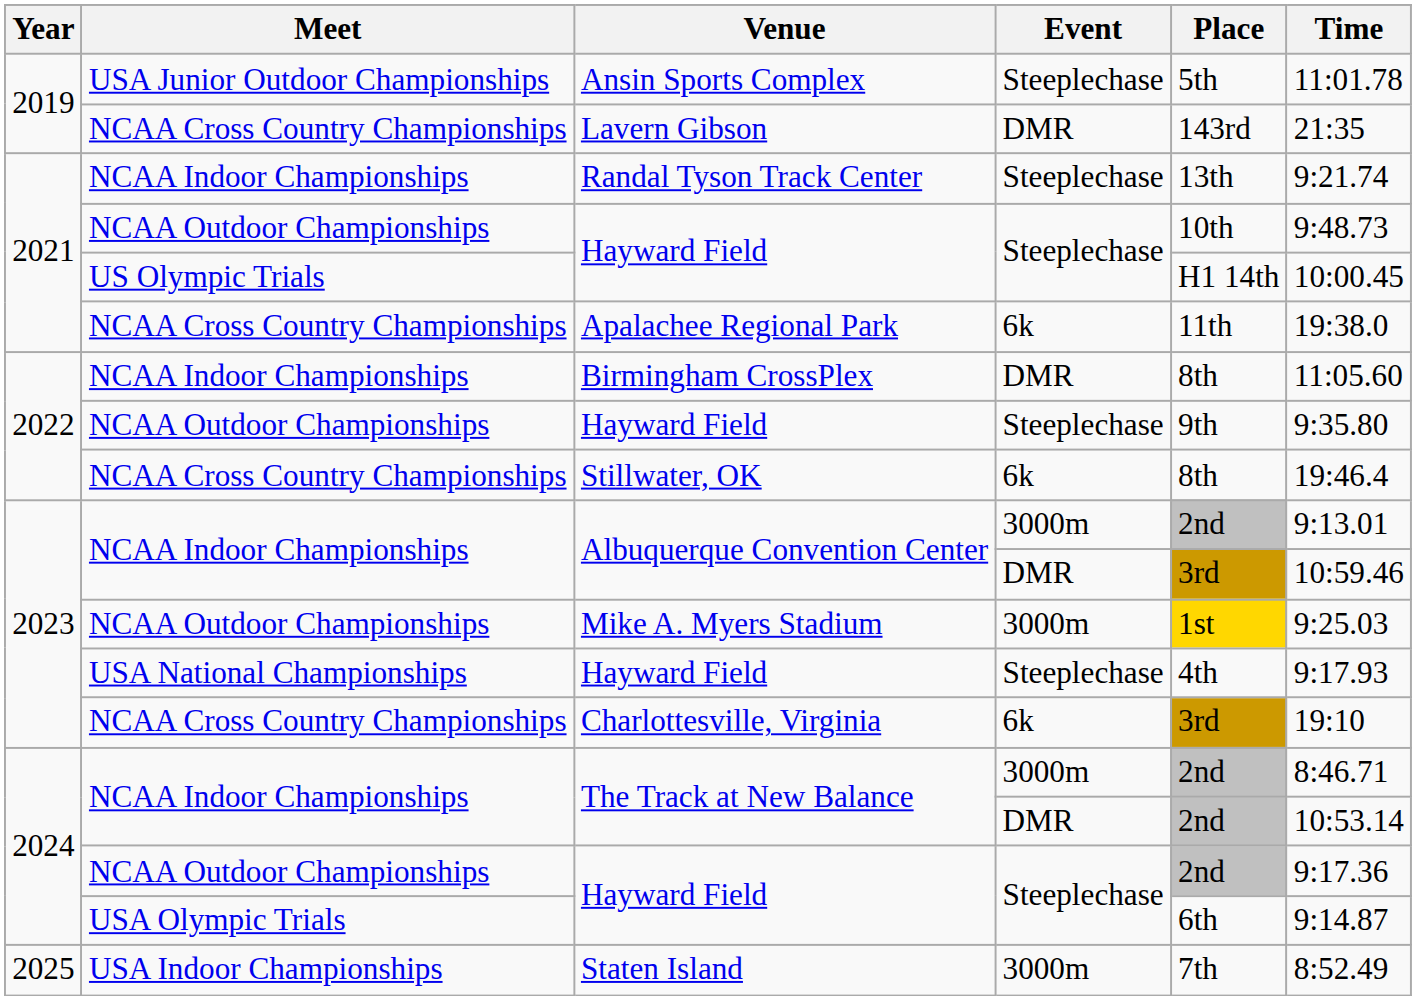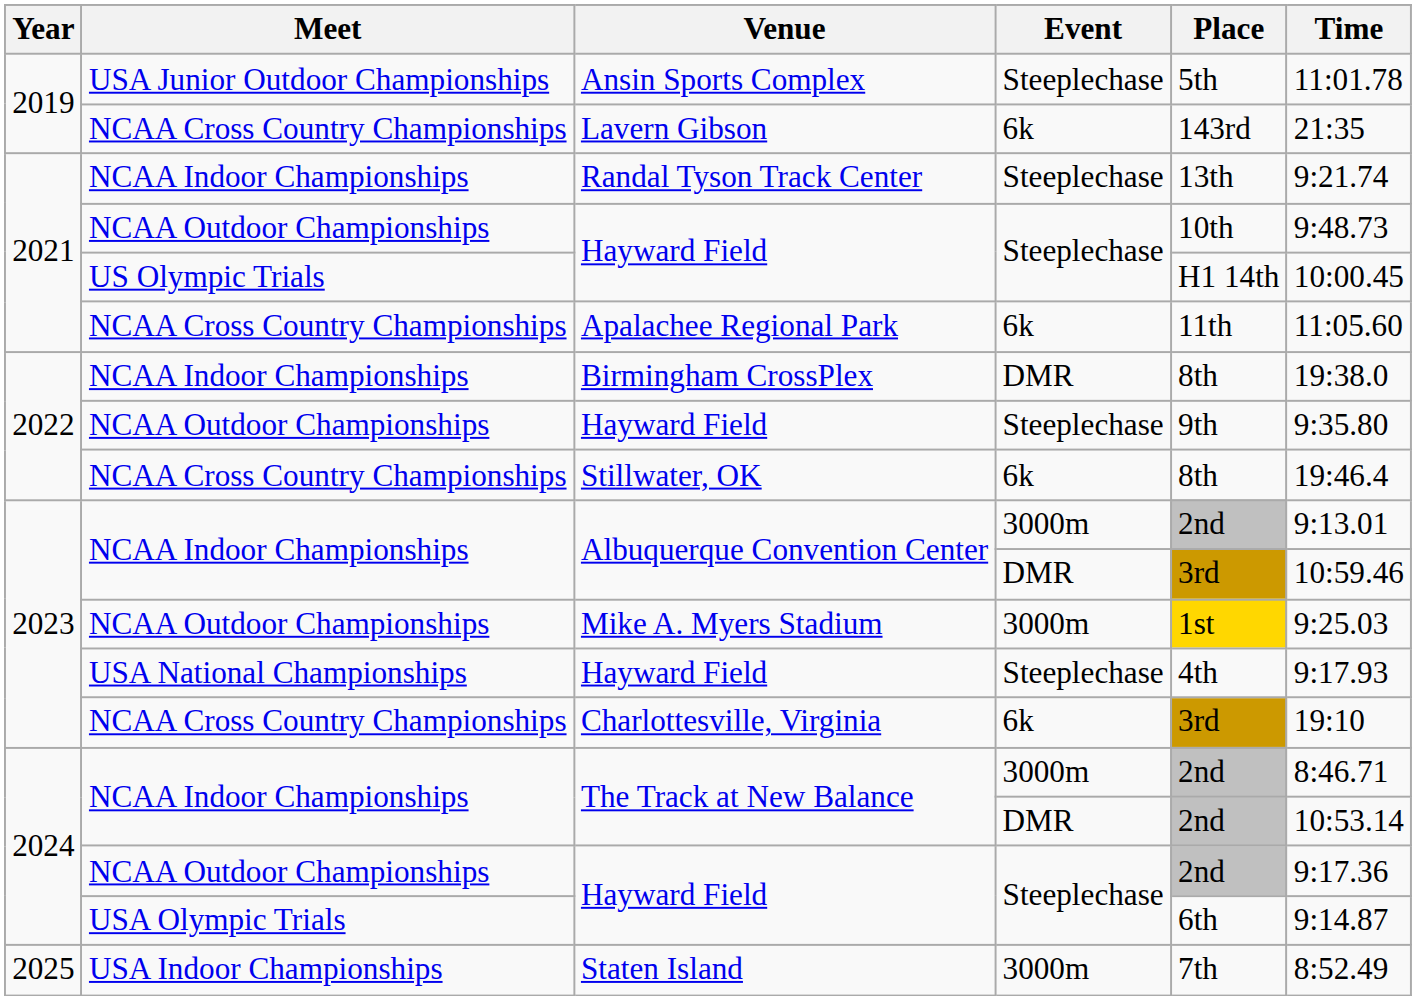(1038, 128) DMR -> (1018, 128) 6k
(1341, 326) 19:38.0 -> (1348, 326) 11:05.60
(1348, 375) 11:05.60 -> (1341, 375) 19:38.0
